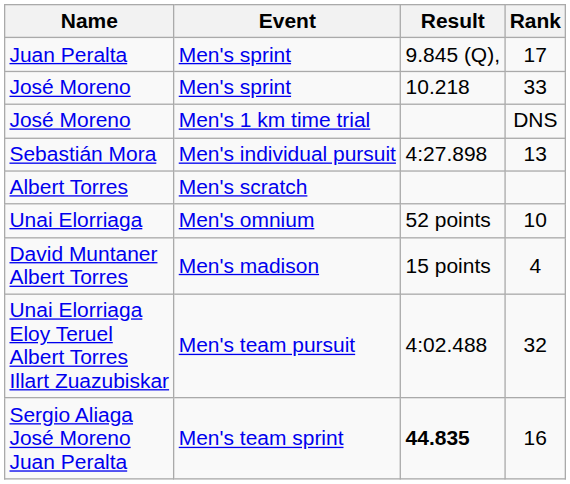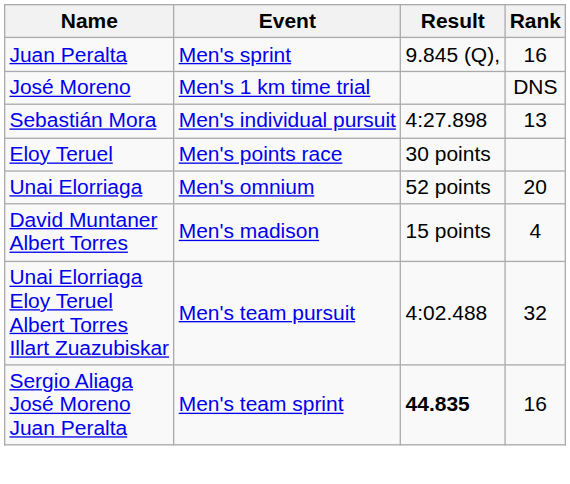(535, 54) 17 -> (535, 54) 16
- row: (70, 87)
- row: (69, 187)
+ row: (61, 154)
(535, 220) 10 -> (535, 187) 20
